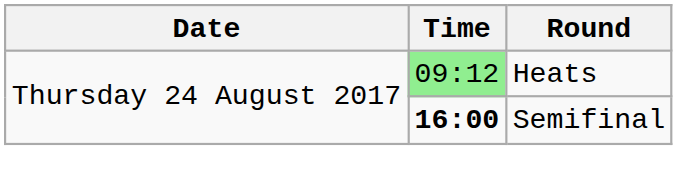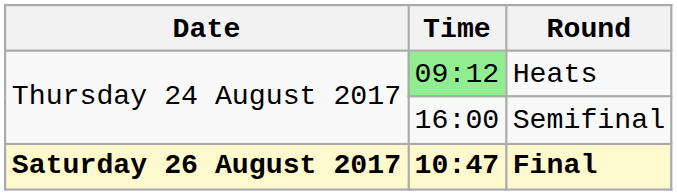(457, 120) bold -> (457, 120) normal
+ row: (555, 166)
